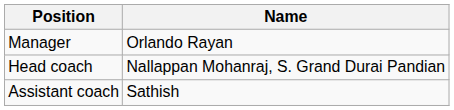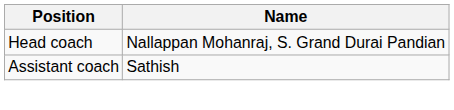- row: (39, 42)
